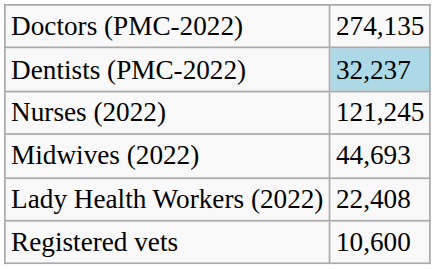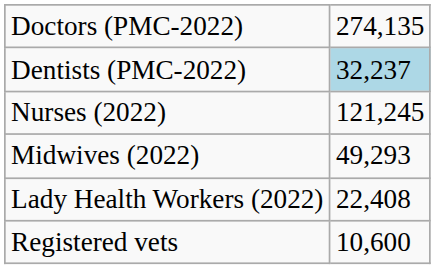(373, 155) 44,693 -> (373, 155) 49,293
